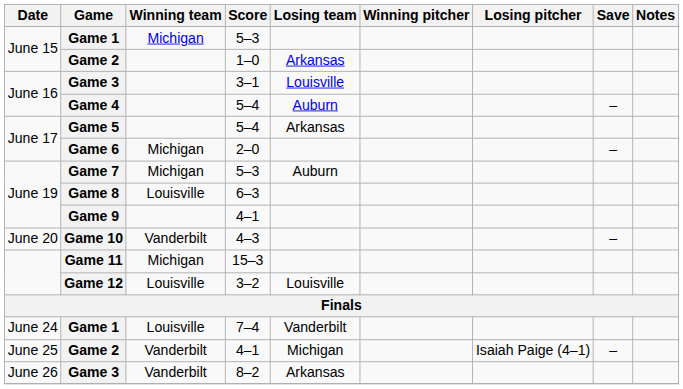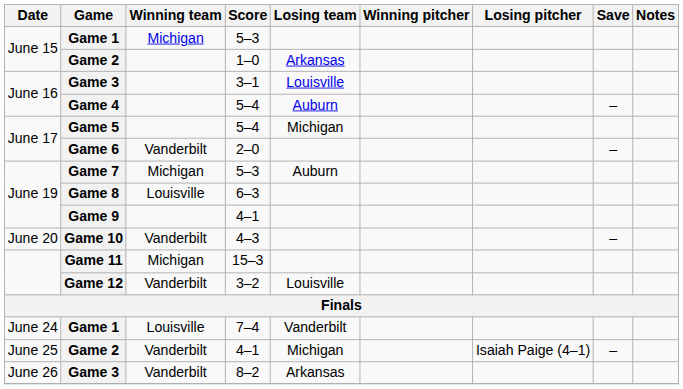(315, 127) Arkansas -> (315, 127) Michigan
(176, 149) Michigan -> (176, 149) Vanderbilt
(176, 283) Louisville -> (176, 283) Vanderbilt
